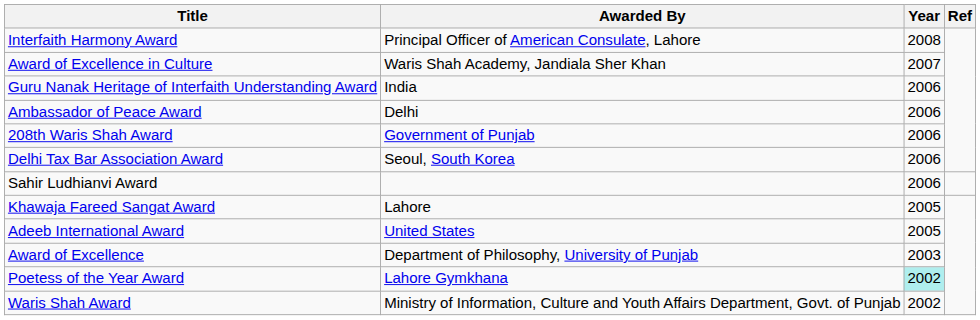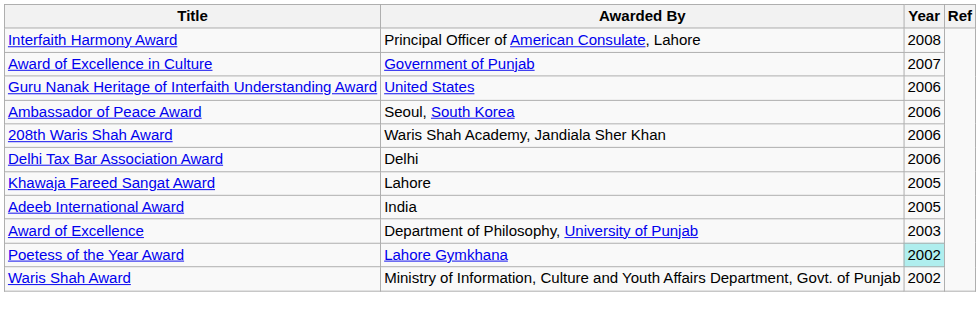(525, 64) Waris Shah Academy, Jandiala Sher Khan -> (459, 64) Government of Punjab
(400, 87) India -> (429, 87) United States
(401, 111) Delhi -> (449, 111) Seoul, South Korea
(459, 135) Government of Punjab -> (525, 135) Waris Shah Academy, Jandiala Sher Khan
(449, 159) Seoul, South Korea -> (401, 159) Delhi
- row: (83, 183)
(429, 231) United States -> (400, 207) India
